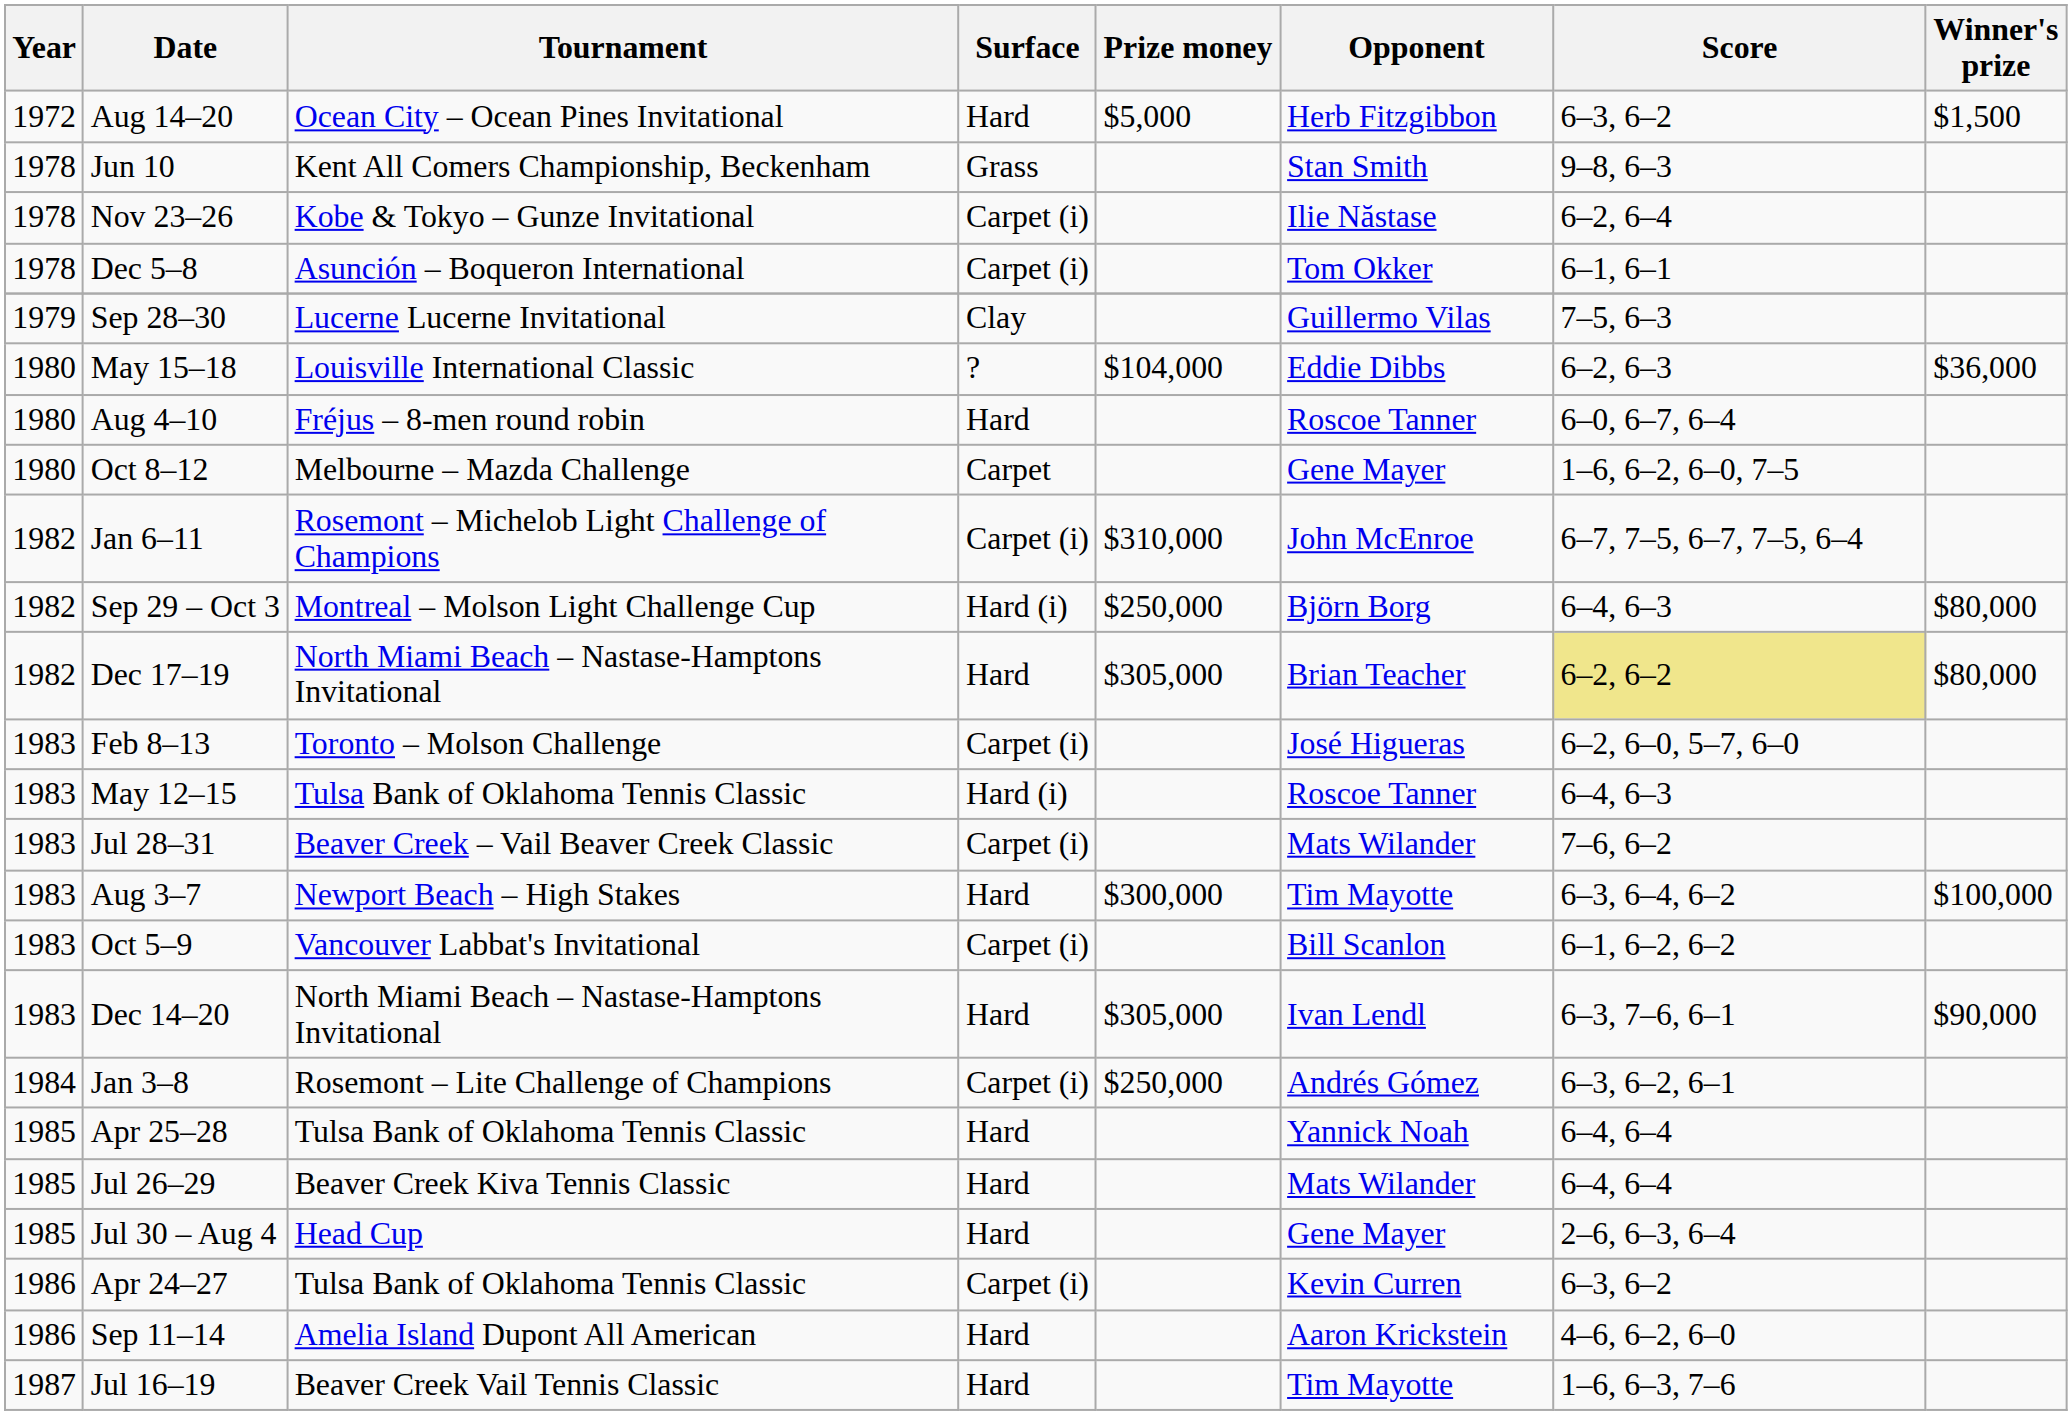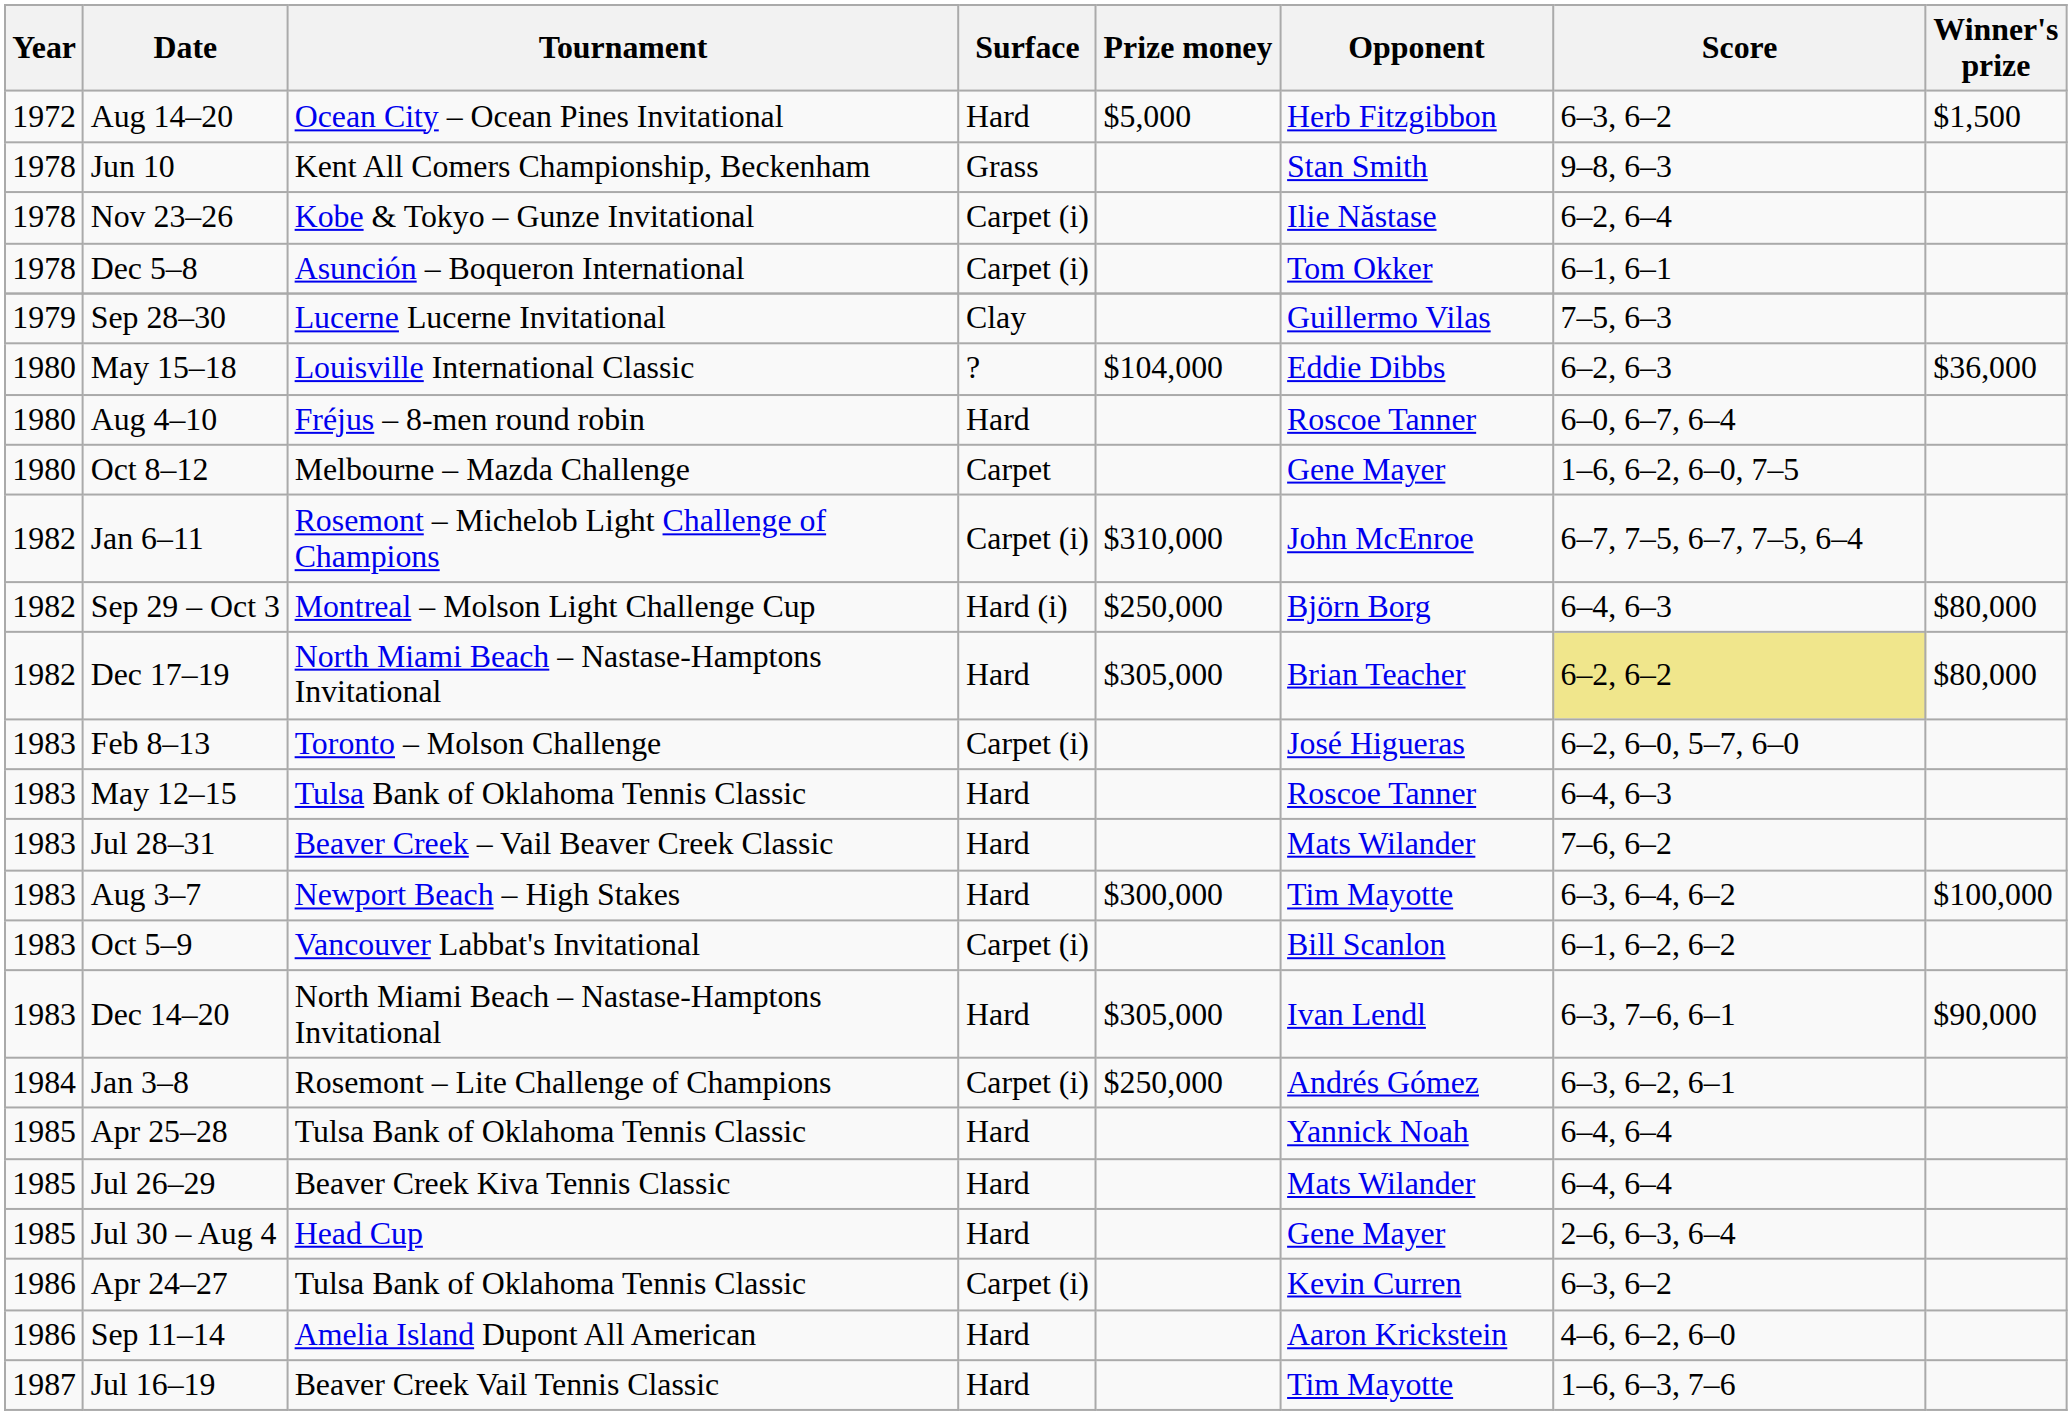(1017, 793) Hard (i) -> (998, 793) Hard
(1027, 844) Carpet (i) -> (998, 844) Hard
